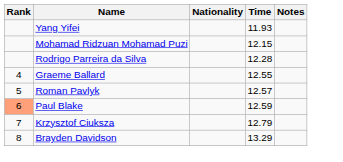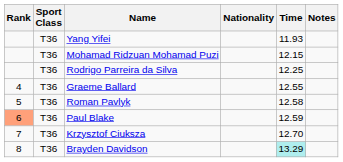+ column: (49, 17)
(260, 59) 12.28 -> (291, 70) 12.25
(260, 91) 12.57 -> (291, 102) 12.58
(260, 122) 12.79 -> (291, 133) 12.70
(260, 138) no background -> (291, 149) paleturquoise background
